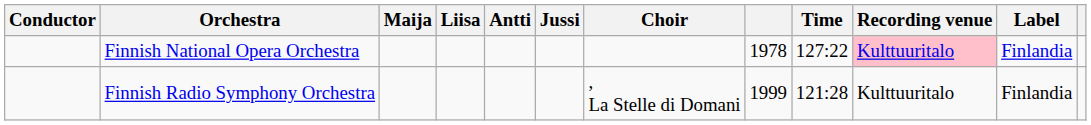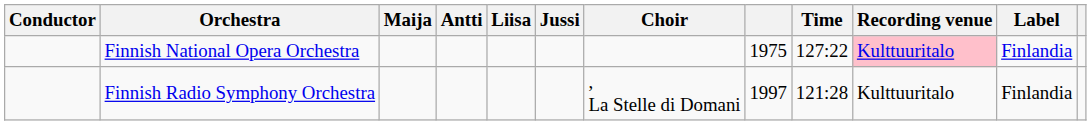columns swapped: (461, 20) <-> (510, 20)
(768, 51) 1978 -> (768, 51) 1975
(768, 93) 1999 -> (768, 93) 1997
